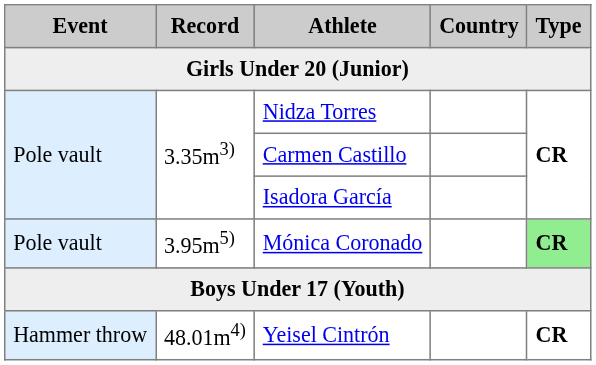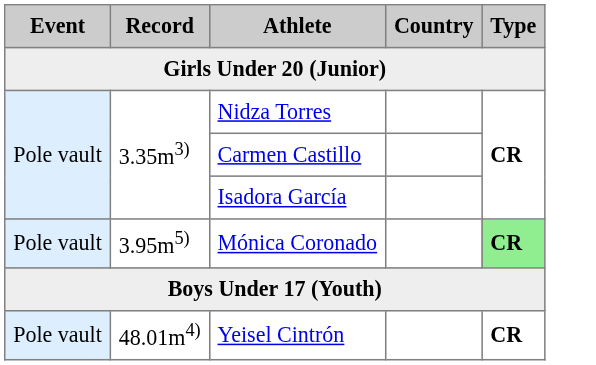(80, 334) Hammer throw -> (58, 334) Pole vault
